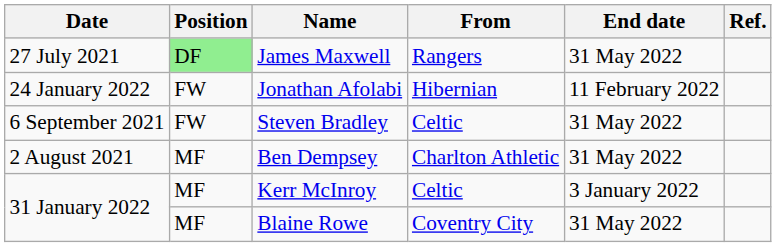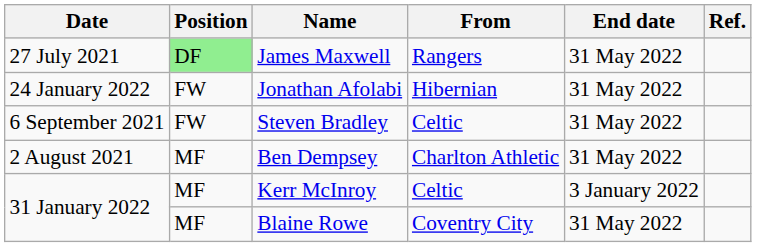(644, 88) 11 February 2022 -> (626, 88) 31 May 2022
